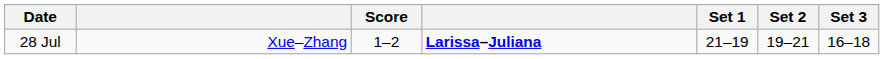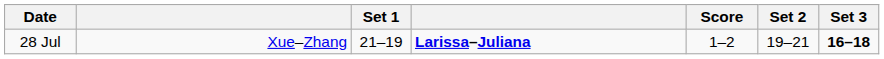columns swapped: (386, 17) <-> (727, 17)
(849, 41) normal -> (849, 41) bold
